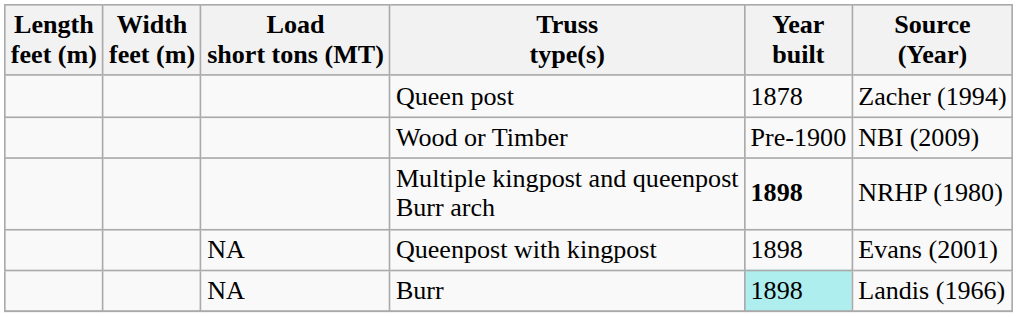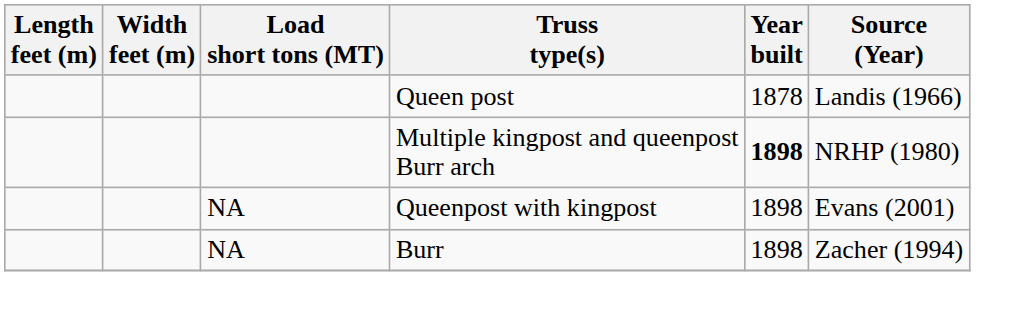(932, 95) Zacher (1994) -> (888, 95) Landis (1966)
- row: (482, 137)
(777, 290) paleturquoise background -> (777, 249) no background
(932, 290) Landis (1966) -> (889, 249) Zacher (1994)
